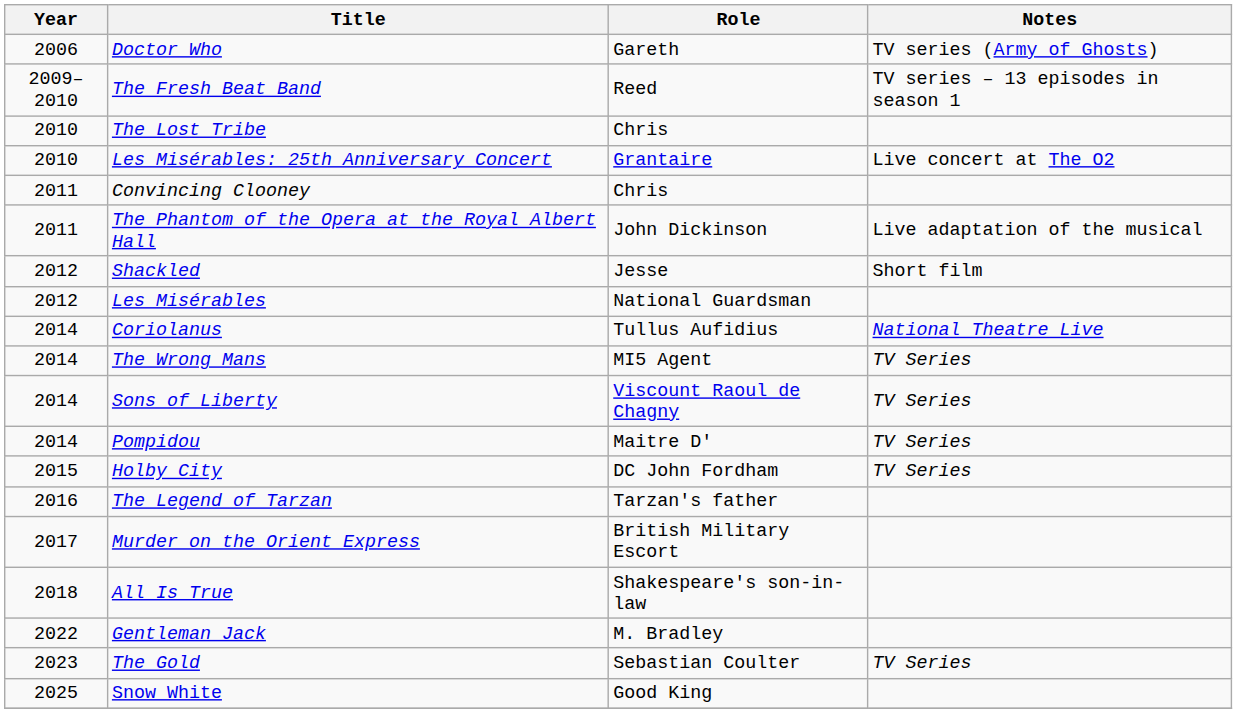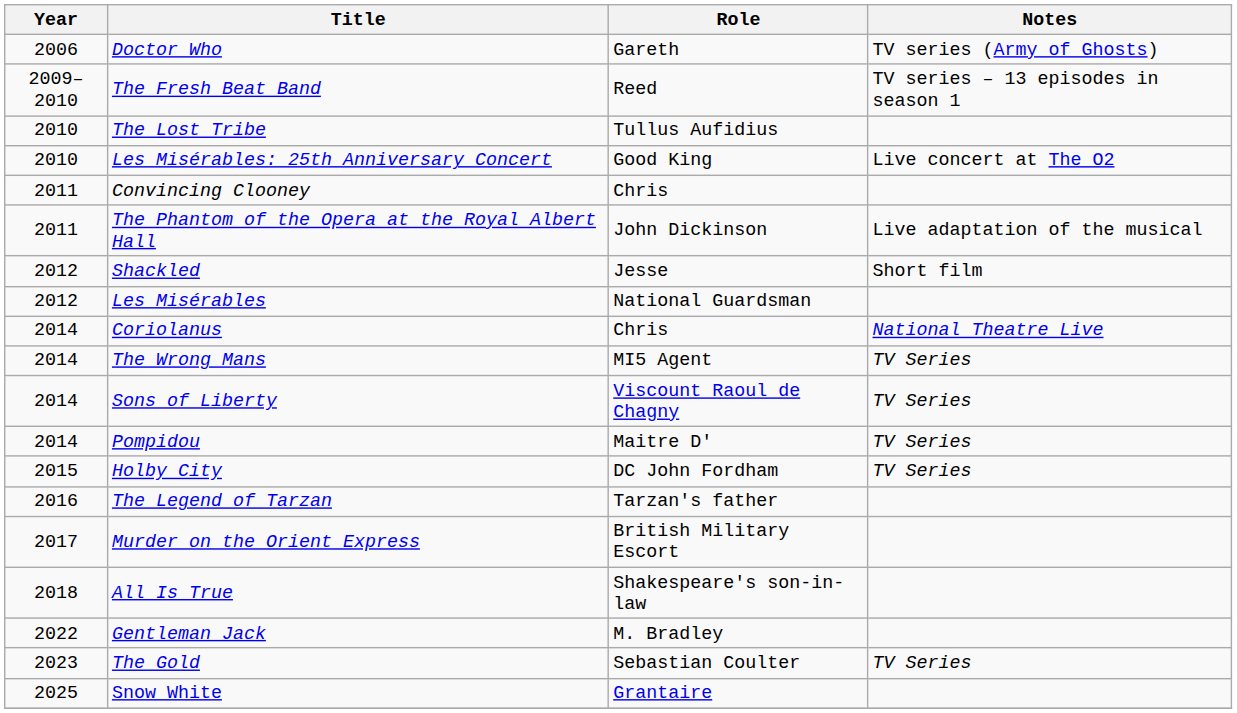(641, 130) Chris -> (696, 130) Tullus Aufidius
(663, 160) Grantaire -> (663, 160) Good King
(696, 331) Tullus Aufidius -> (641, 331) Chris
(663, 693) Good King -> (663, 693) Grantaire
